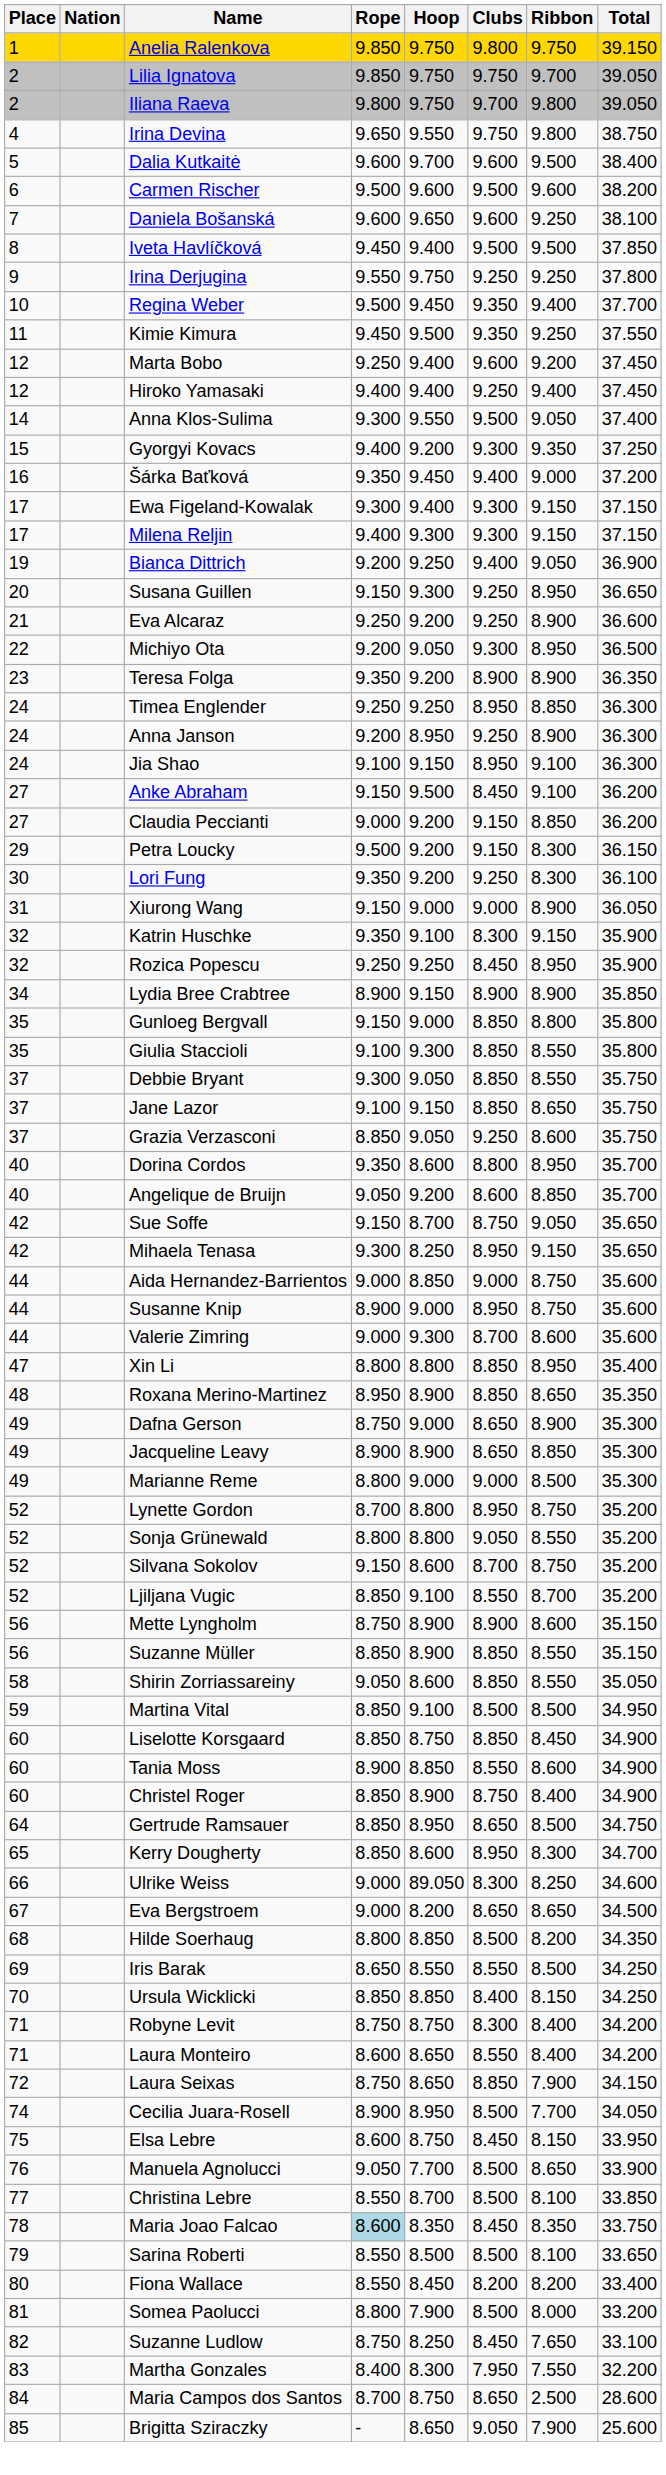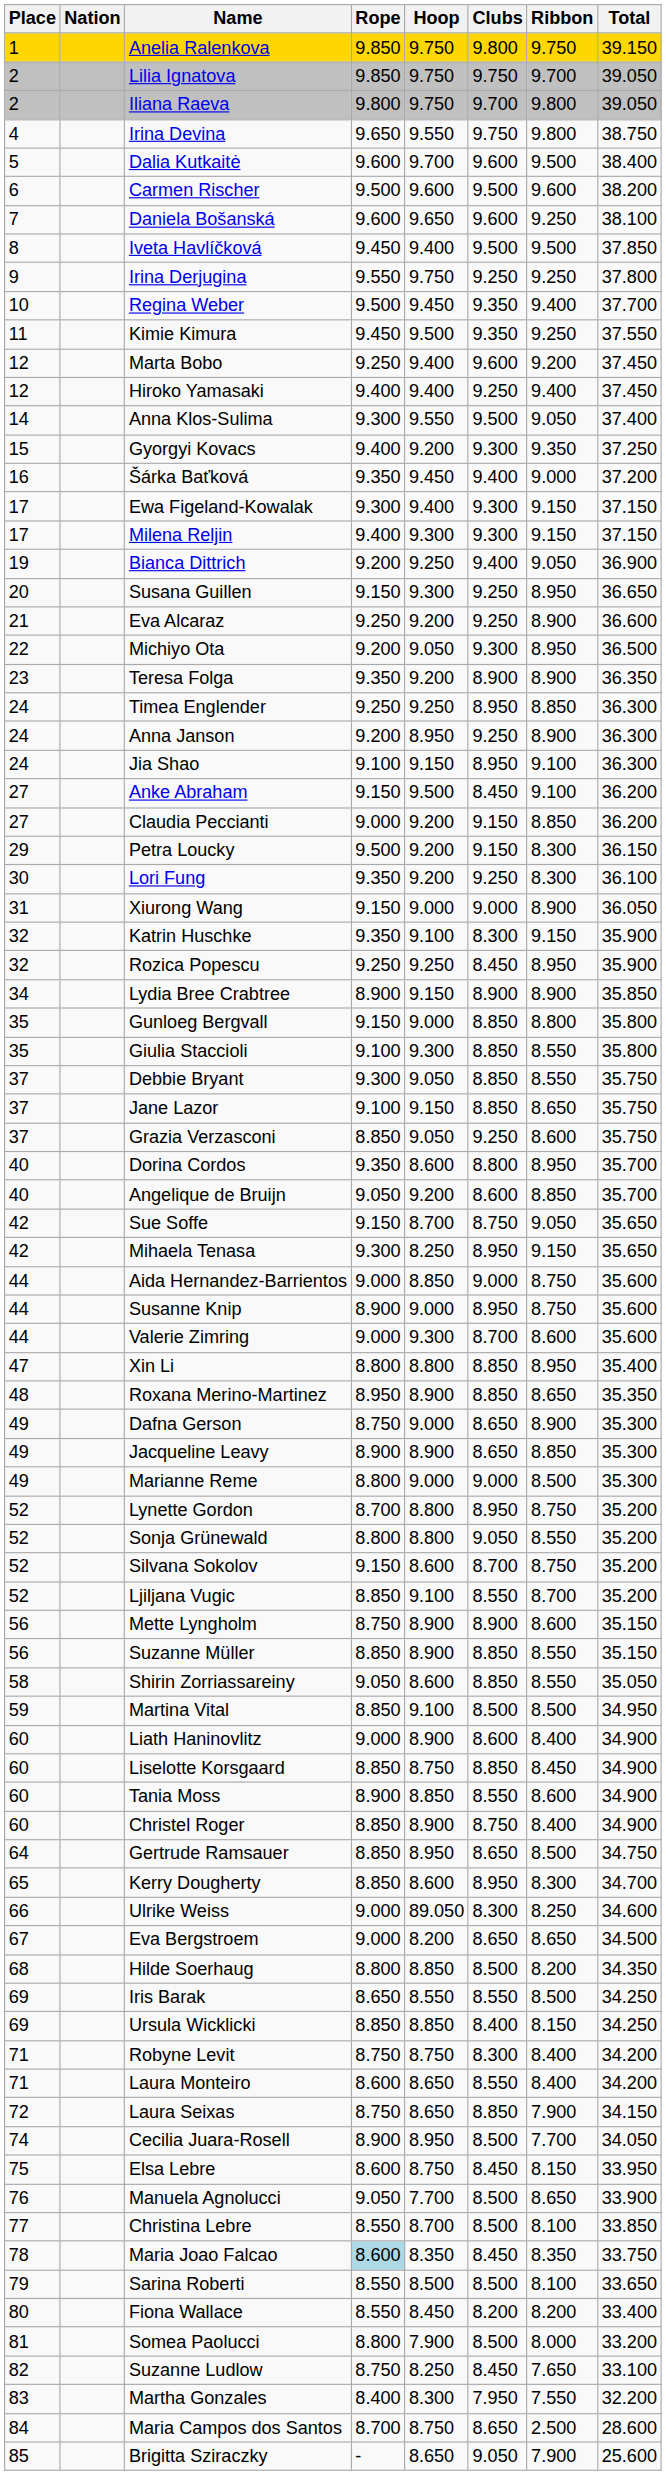+ row: (195, 1739)
(19, 1997) 70 -> (19, 2025) 69
